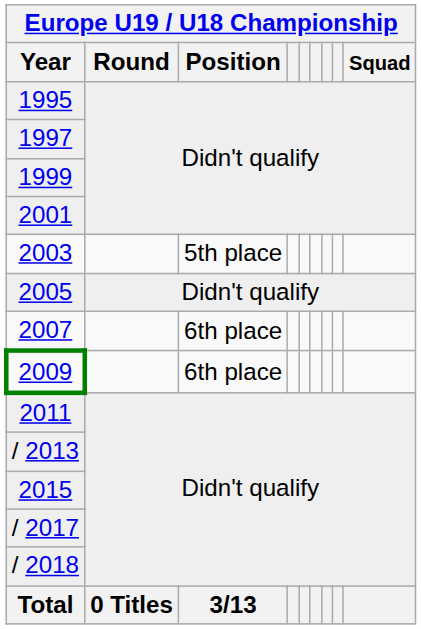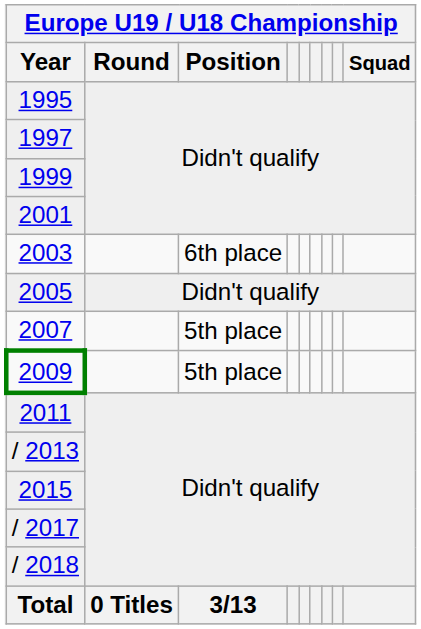(233, 253) 5th place -> (233, 253) 6th place
(233, 330) 6th place -> (233, 330) 5th place
(233, 371) 6th place -> (233, 371) 5th place
